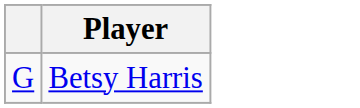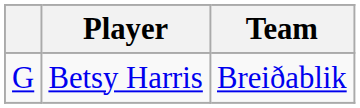+ column: (282, 28)
